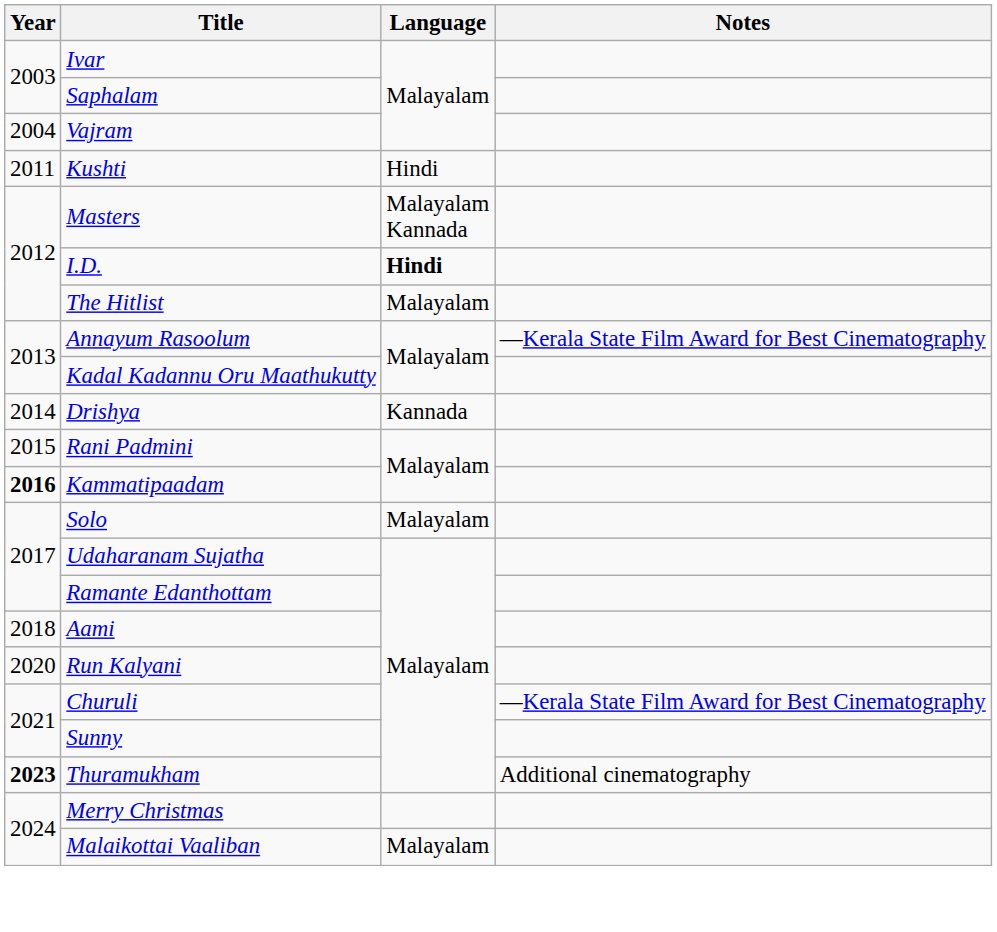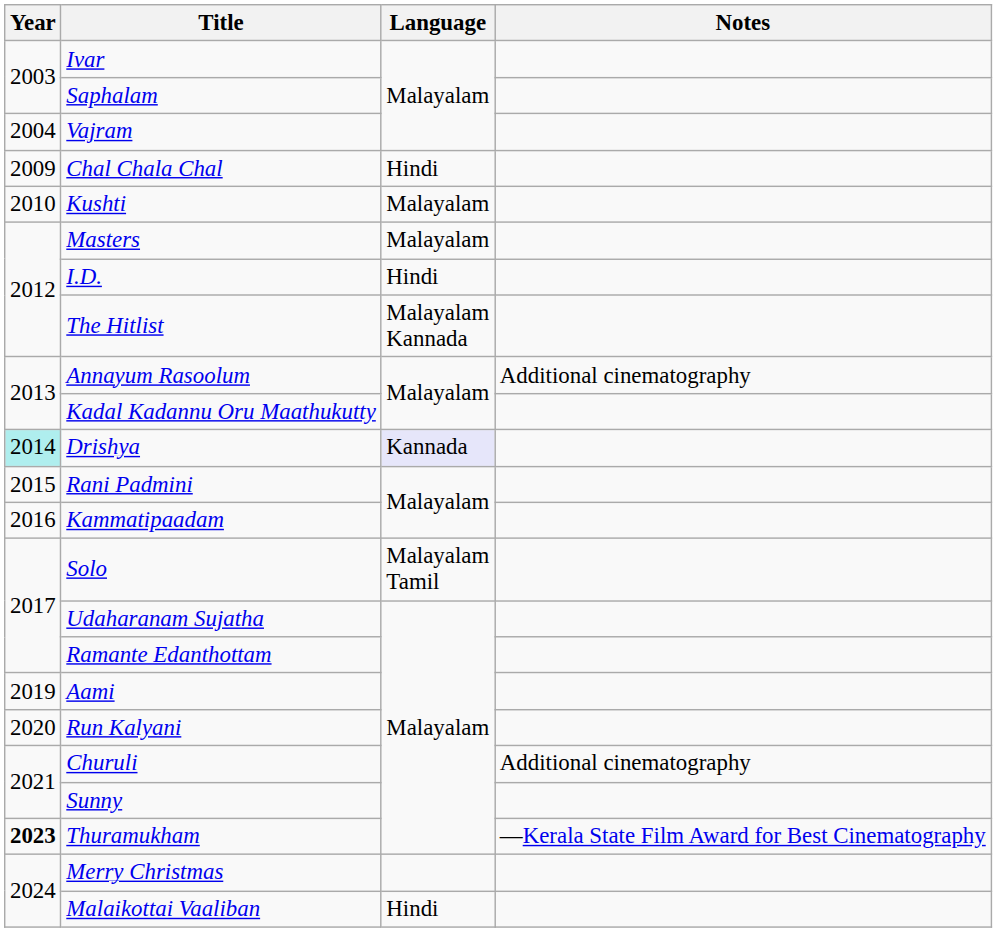+ row: (144, 167)
(32, 167) 2011 -> (33, 204) 2010
(412, 167) Hindi -> (438, 204) Malayalam
(438, 216) Malayalam Kannada -> (438, 240) Malayalam
(414, 266) bold -> (412, 276) normal
(438, 302) Malayalam -> (438, 325) Malayalam Kannada
(743, 338) —Kerala State Film Award for Best Cinematography -> (625, 374) Additional cinematography
(33, 411) no background -> (33, 447) paleturquoise background
(427, 411) no background -> (427, 447) lavender background
(33, 483) bold -> (33, 520) normal
(438, 520) Malayalam -> (438, 569) Malayalam Tamil
(33, 628) 2018 -> (33, 690) 2019
(743, 701) —Kerala State Film Award for Best Cinematography -> (625, 763) Additional cinematography
(625, 774) Additional cinematography -> (743, 836) —Kerala State Film Award for Best Cinematography
(438, 846) Malayalam -> (412, 908) Hindi
